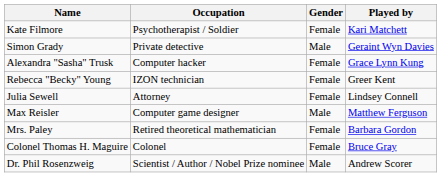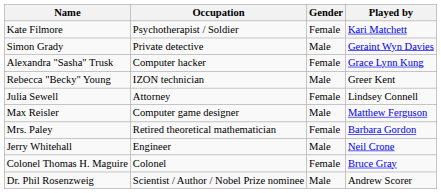(325, 79) Female -> (320, 79) Male
+ row: (39, 146)
